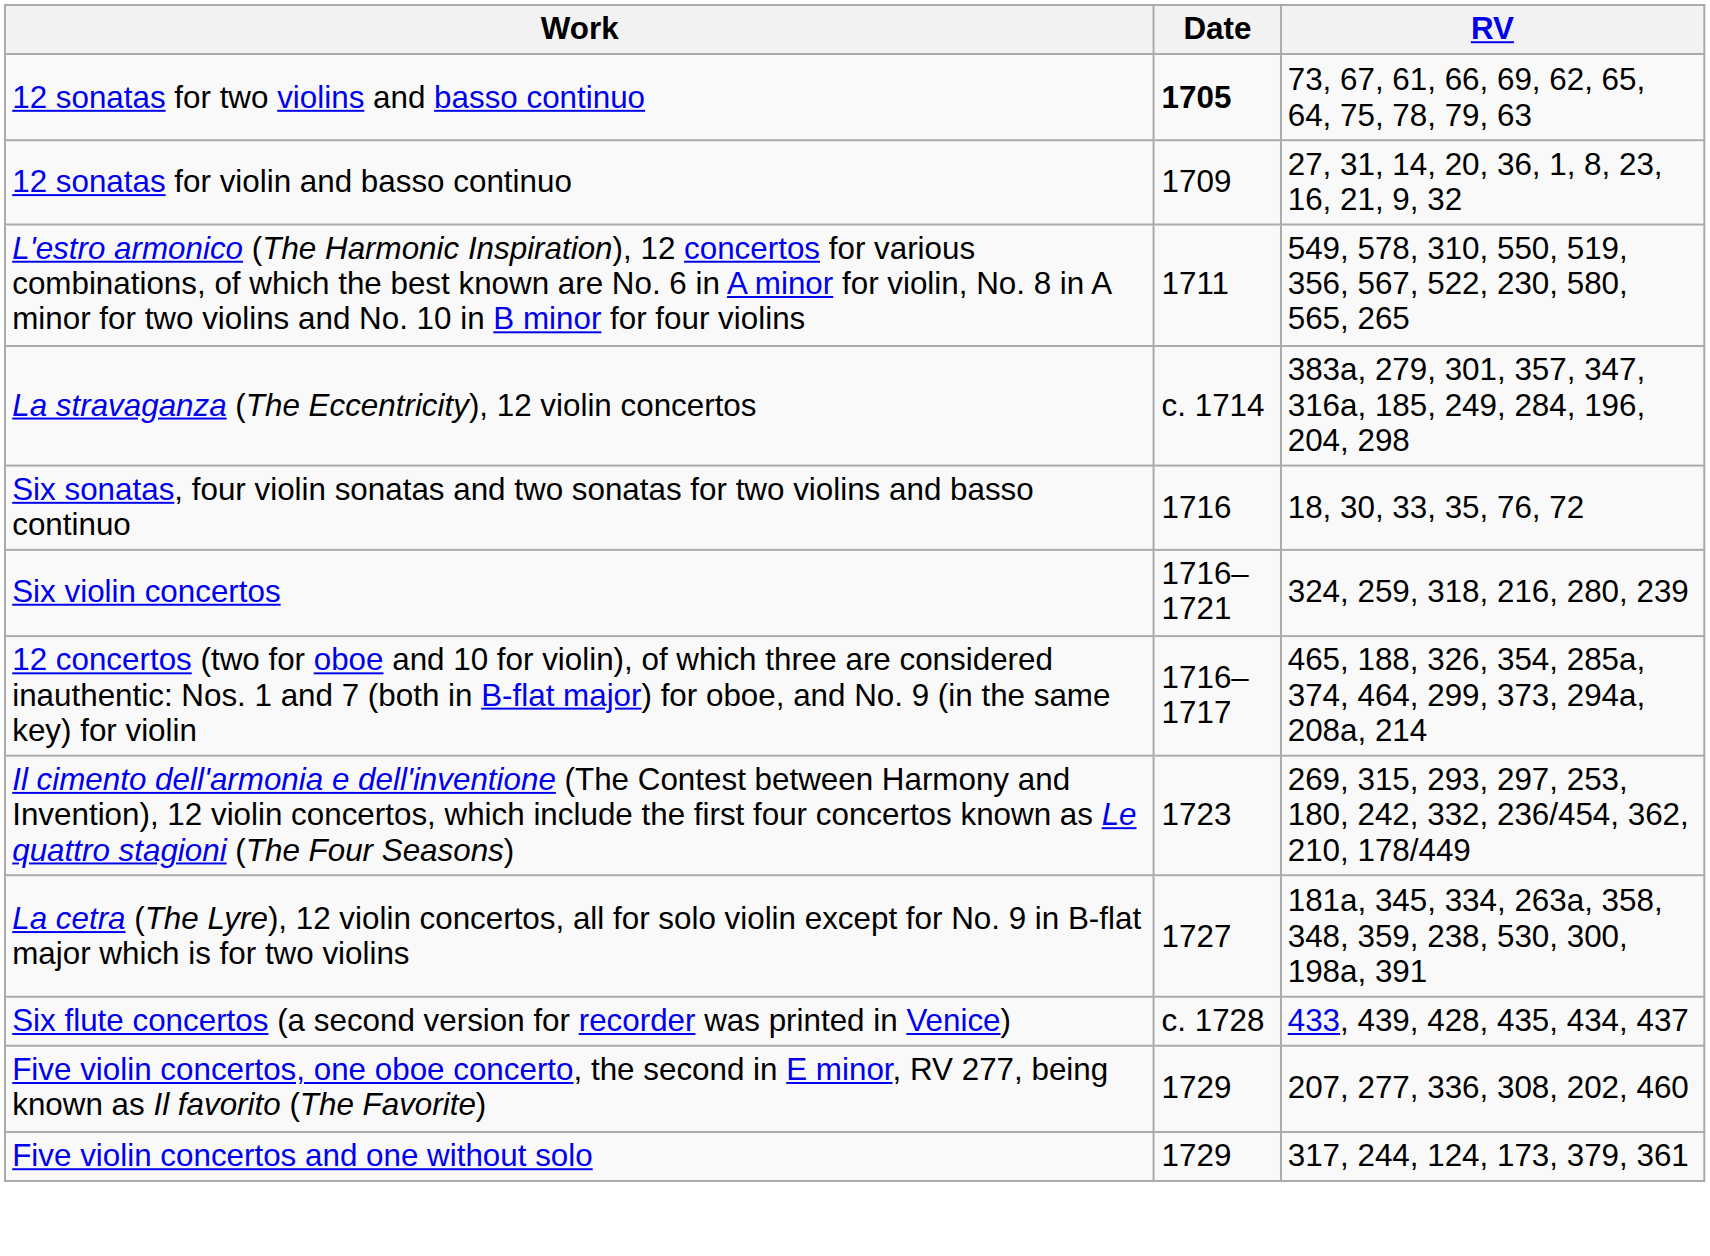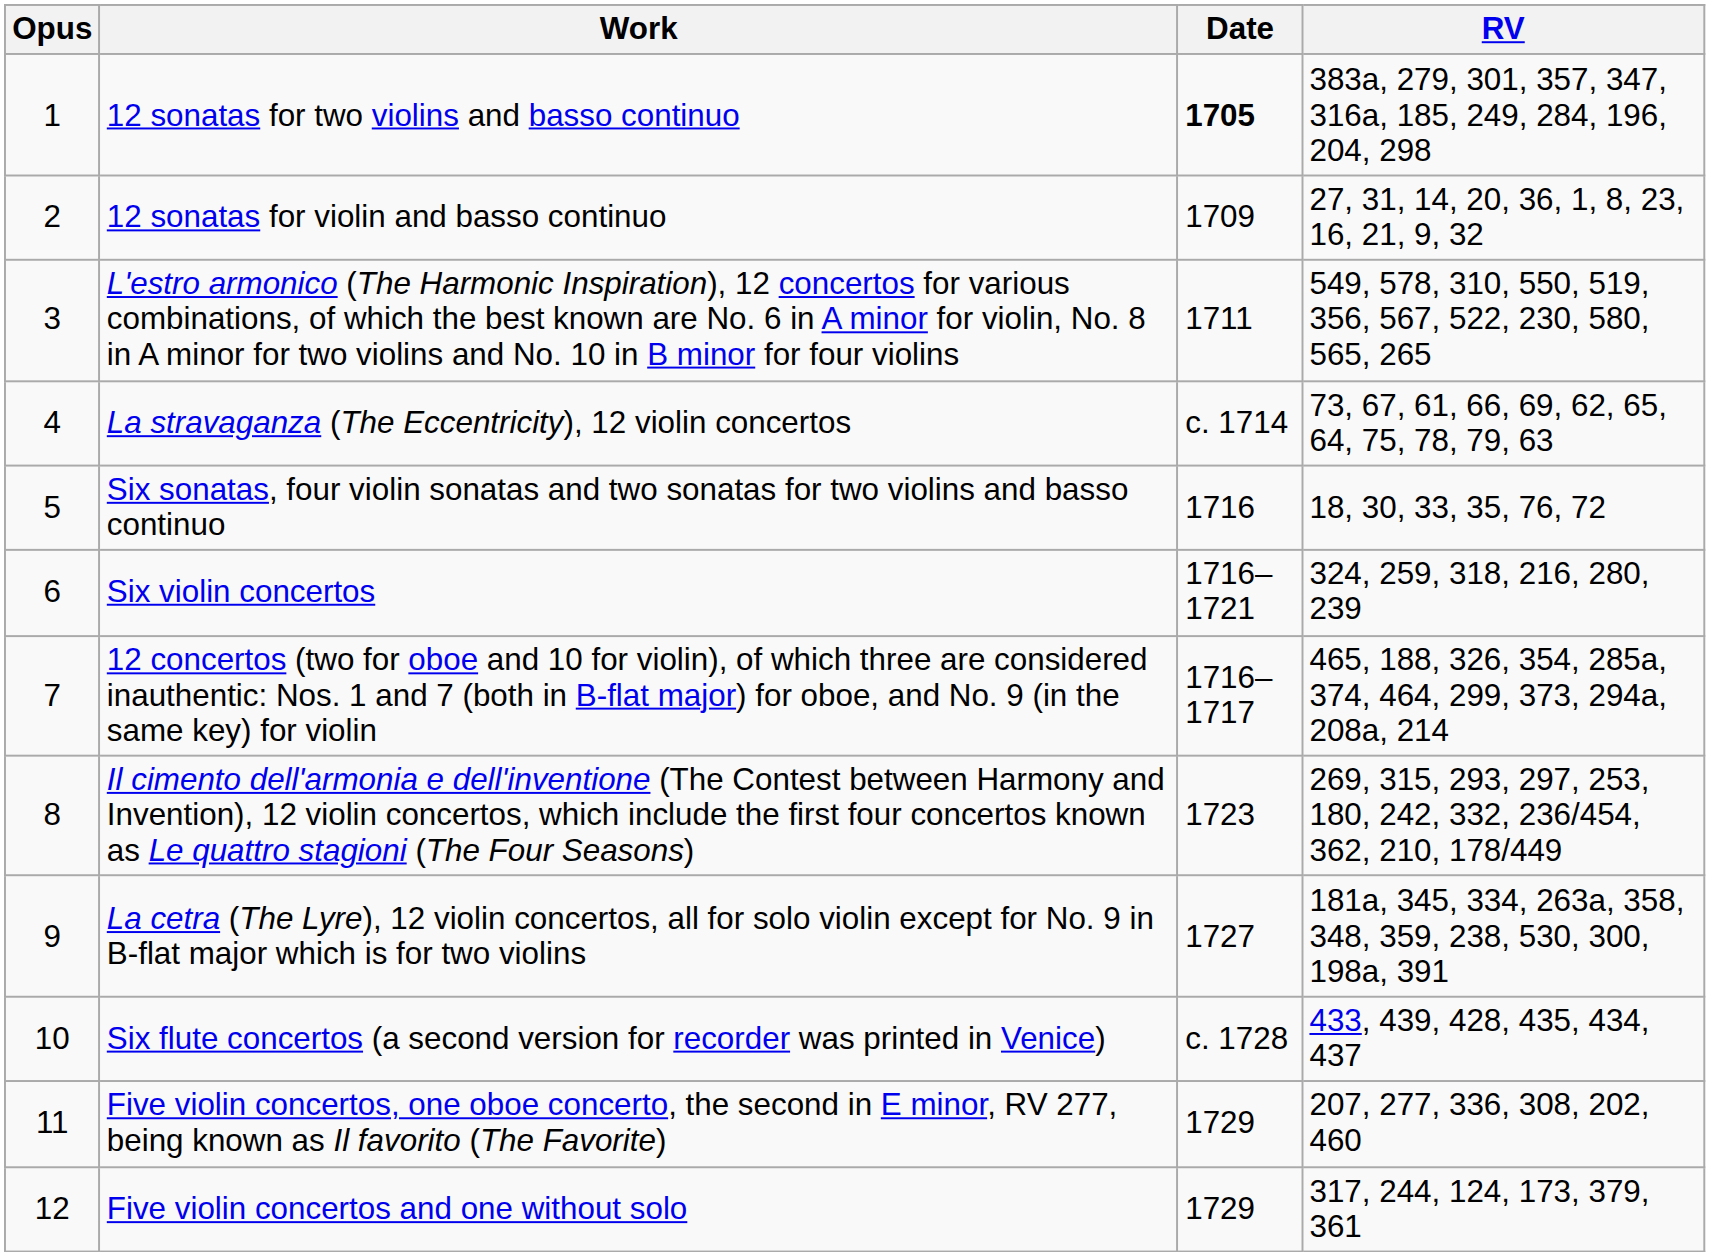+ column: (52, 29)
(1466, 96) 73, 67, 61, 66, 69, 62, 65, 64, 75, 78, 79, 63 -> (1488, 114) 383a, 279, 301, 357, 347, 316a, 185, 249, 284, 196, 204, 298
(1466, 404) 383a, 279, 301, 357, 347, 316a, 185, 249, 284, 196, 204, 298 -> (1488, 422) 73, 67, 61, 66, 69, 62, 65, 64, 75, 78, 79, 63
